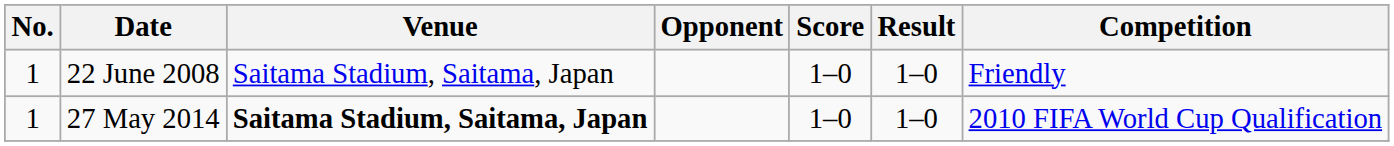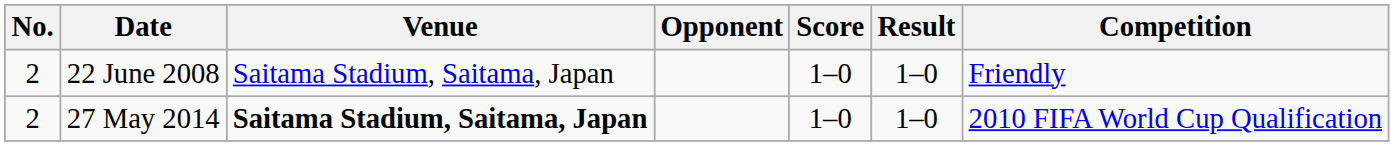(33, 72) 1 -> (33, 72) 2
(33, 118) 1 -> (33, 118) 2
